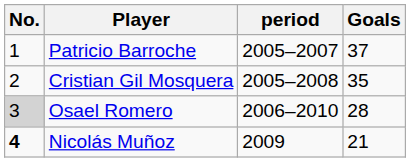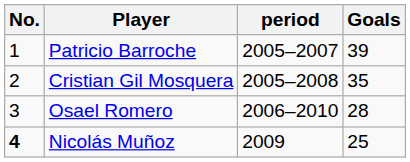(358, 50) 37 -> (358, 50) 39
(14, 111) lightgrey background -> (14, 111) no background
(358, 141) 21 -> (358, 141) 25
